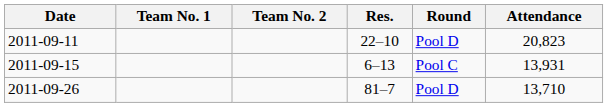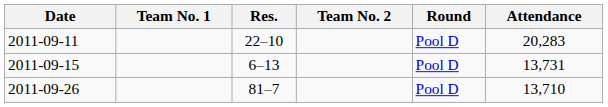columns swapped: (380, 16) <-> (289, 16)
(544, 41) 20,823 -> (544, 41) 20,283
(437, 65) Pool C -> (437, 65) Pool D
(544, 65) 13,931 -> (544, 65) 13,731
